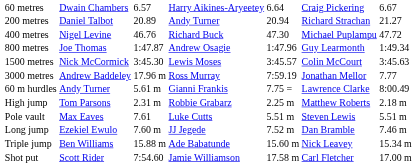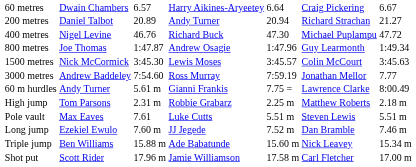(150, 75) 17.96 m -> (149, 75) 7:54.60
(149, 157) 7:54.60 -> (150, 157) 17.96 m
